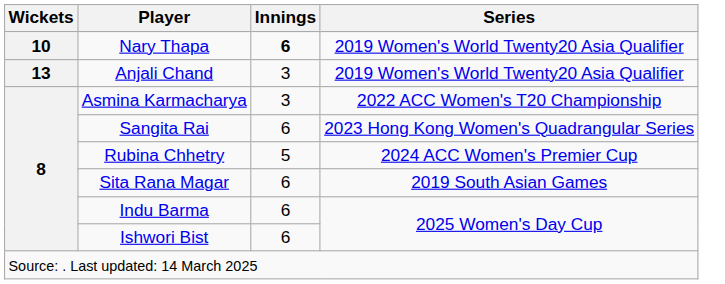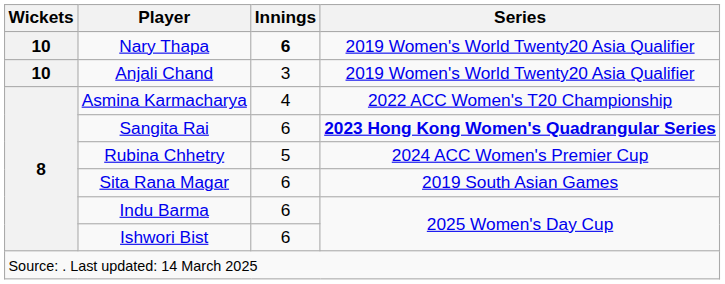(41, 73) 13 -> (41, 73) 10
(286, 100) 3 -> (286, 100) 4
(509, 127) normal -> (520, 127) bold
